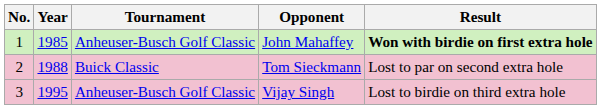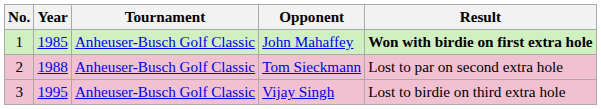(117, 67) Buick Classic -> (165, 67) Anheuser-Busch Golf Classic
